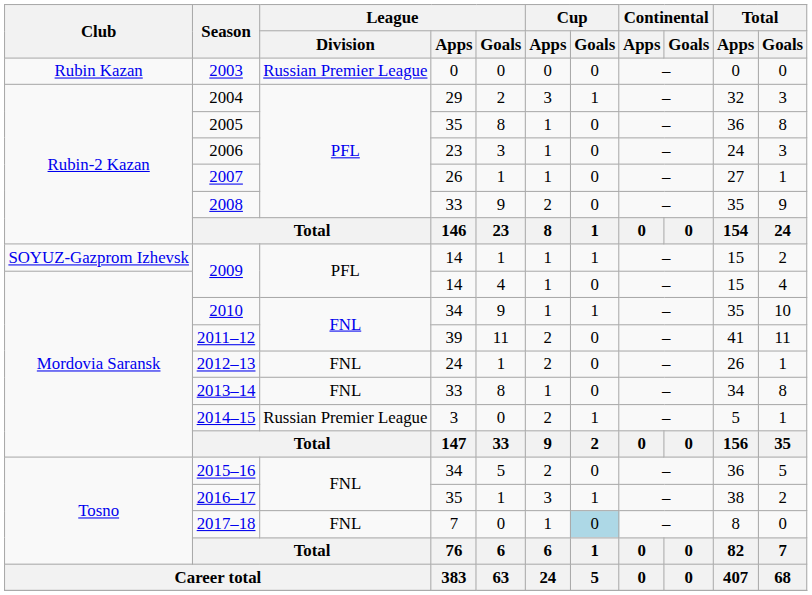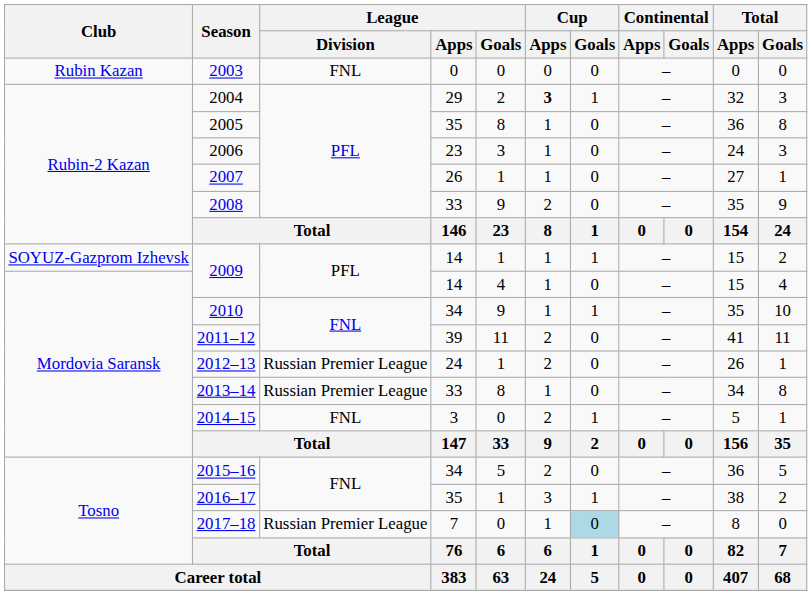(345, 71) Russian Premier League -> (345, 71) FNL
(548, 97) normal -> (548, 97) bold
(345, 364) FNL -> (345, 364) Russian Premier League
(345, 390) FNL -> (345, 390) Russian Premier League
(345, 417) Russian Premier League -> (345, 417) FNL
(345, 524) FNL -> (345, 524) Russian Premier League
